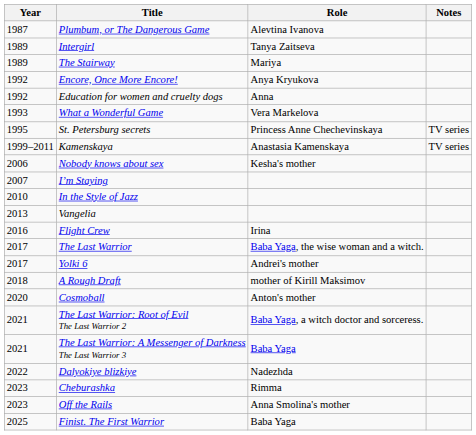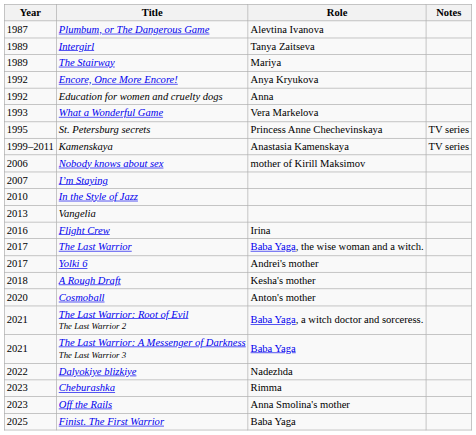(283, 163) Kesha's mother -> (308, 163) mother of Kirill Maksimov
(308, 280) mother of Kirill Maksimov -> (283, 280) Kesha's mother
